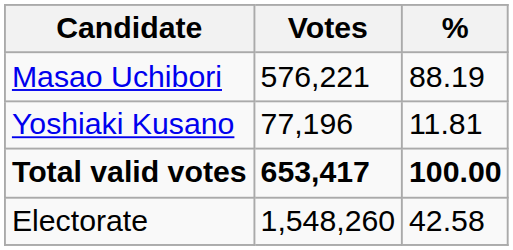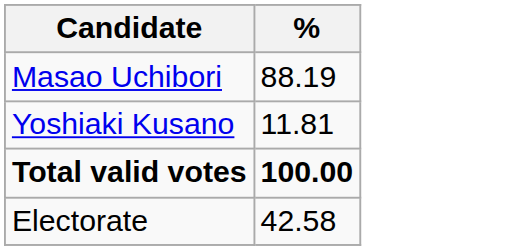- column: (328, 28)
